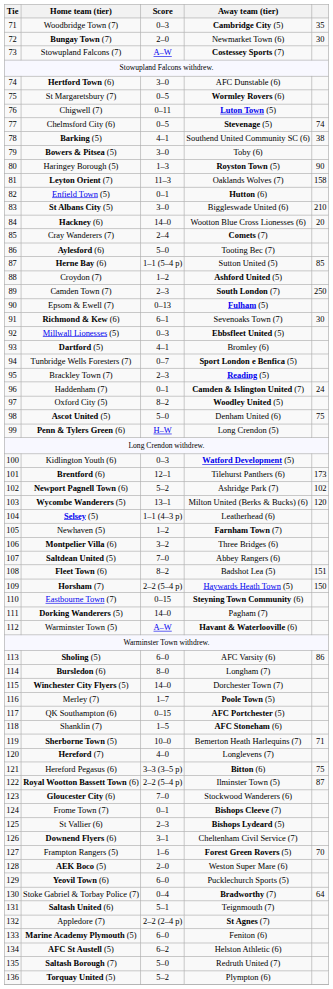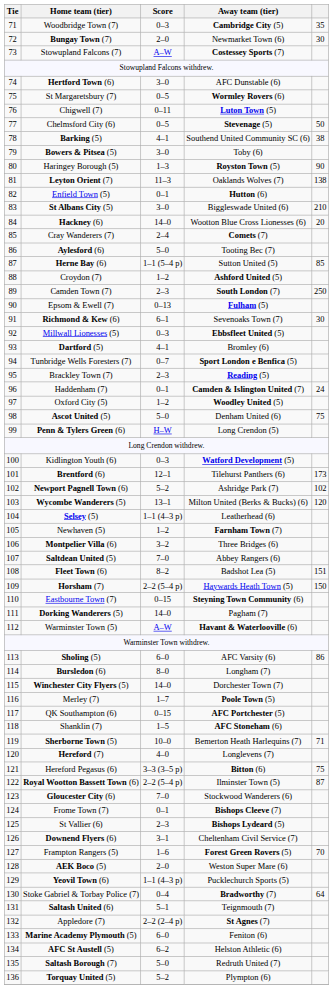(320, 124) 74 -> (320, 124) 50
(320, 180) 158 -> (320, 180) 138
(163, 402) 8–2 -> (163, 402) 1–2
(163, 879) 6–0 -> (163, 879) 1–1 (4–3 p)
